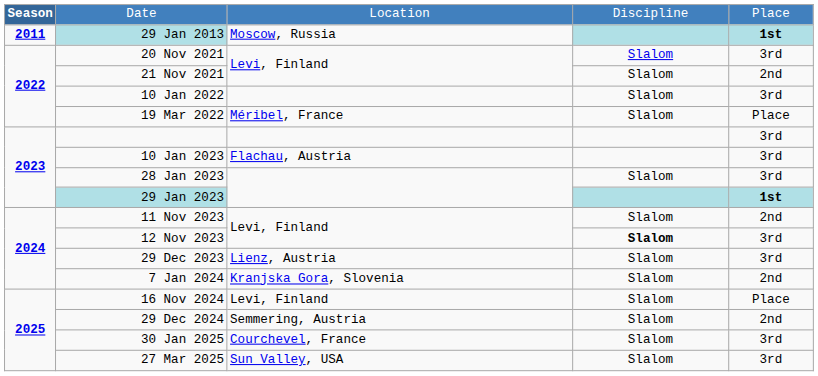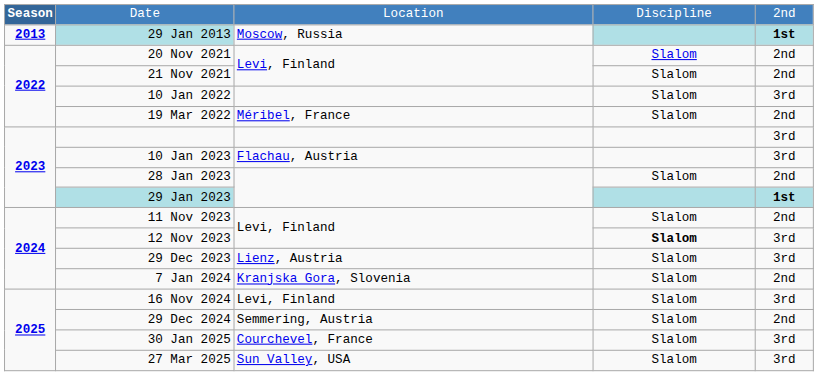(771, 15) Place -> (784, 15) 2nd
(30, 35) 2011 -> (30, 35) 2013
(771, 56) 3rd -> (784, 56) 2nd
(771, 117) Place -> (784, 117) 2nd
(771, 178) 3rd -> (784, 178) 2nd
(771, 300) Place -> (784, 300) 3rd
